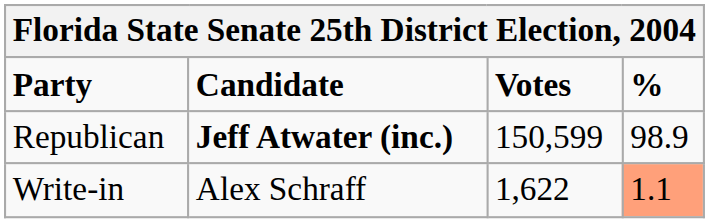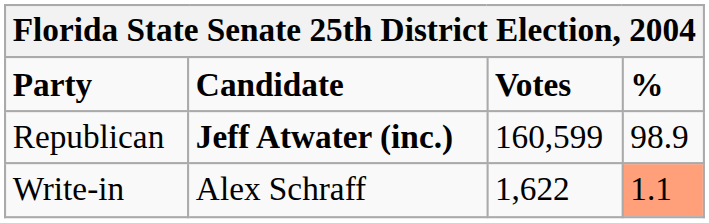(549, 136) 150,599 -> (549, 136) 160,599
